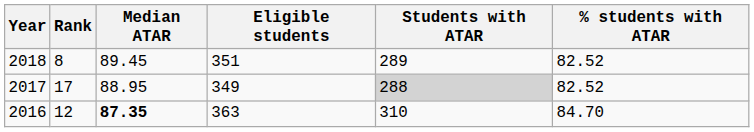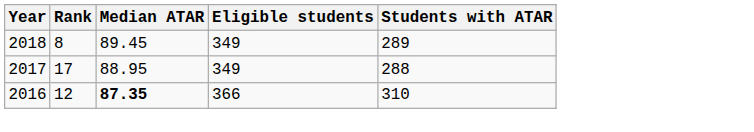- column: (651, 27)
(225, 62) 351 -> (226, 43) 349
(393, 88) lightgrey background -> (396, 69) no background
(225, 113) 363 -> (226, 95) 366
